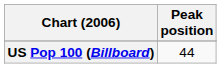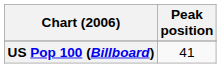(187, 52) 44 -> (187, 52) 41
